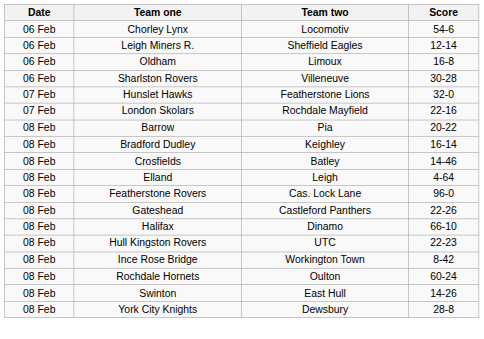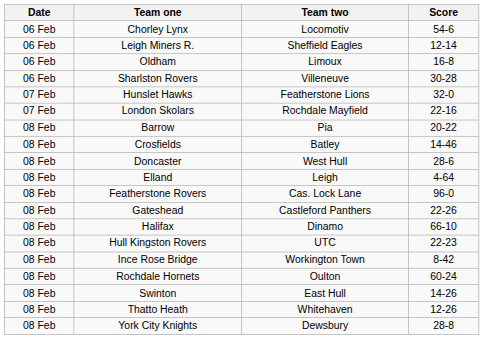- row: (158, 144)
+ row: (158, 161)
+ row: (158, 309)
